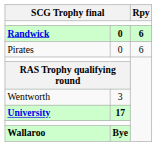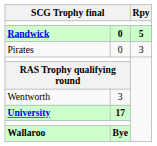(141, 33) 6 -> (141, 33) 5
(141, 49) 6 -> (141, 49) 3
